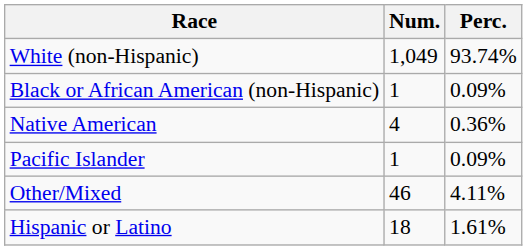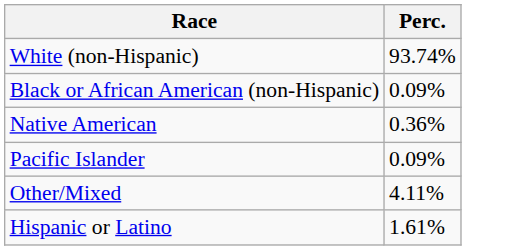- column: (415, 21)
